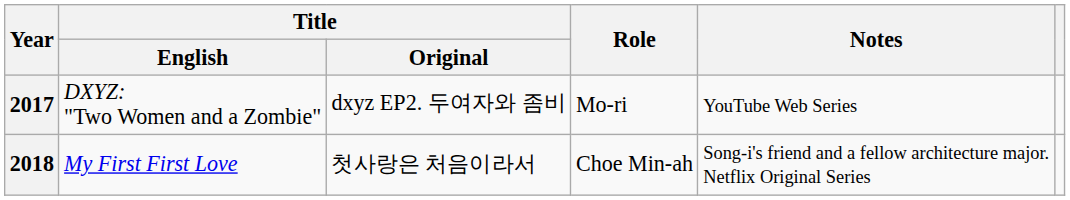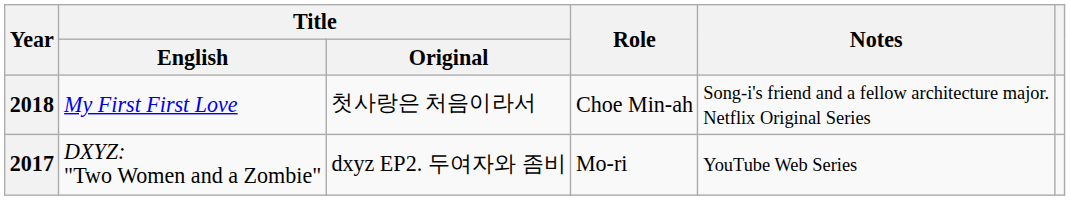rows swapped: (32, 104) <-> (32, 164)
